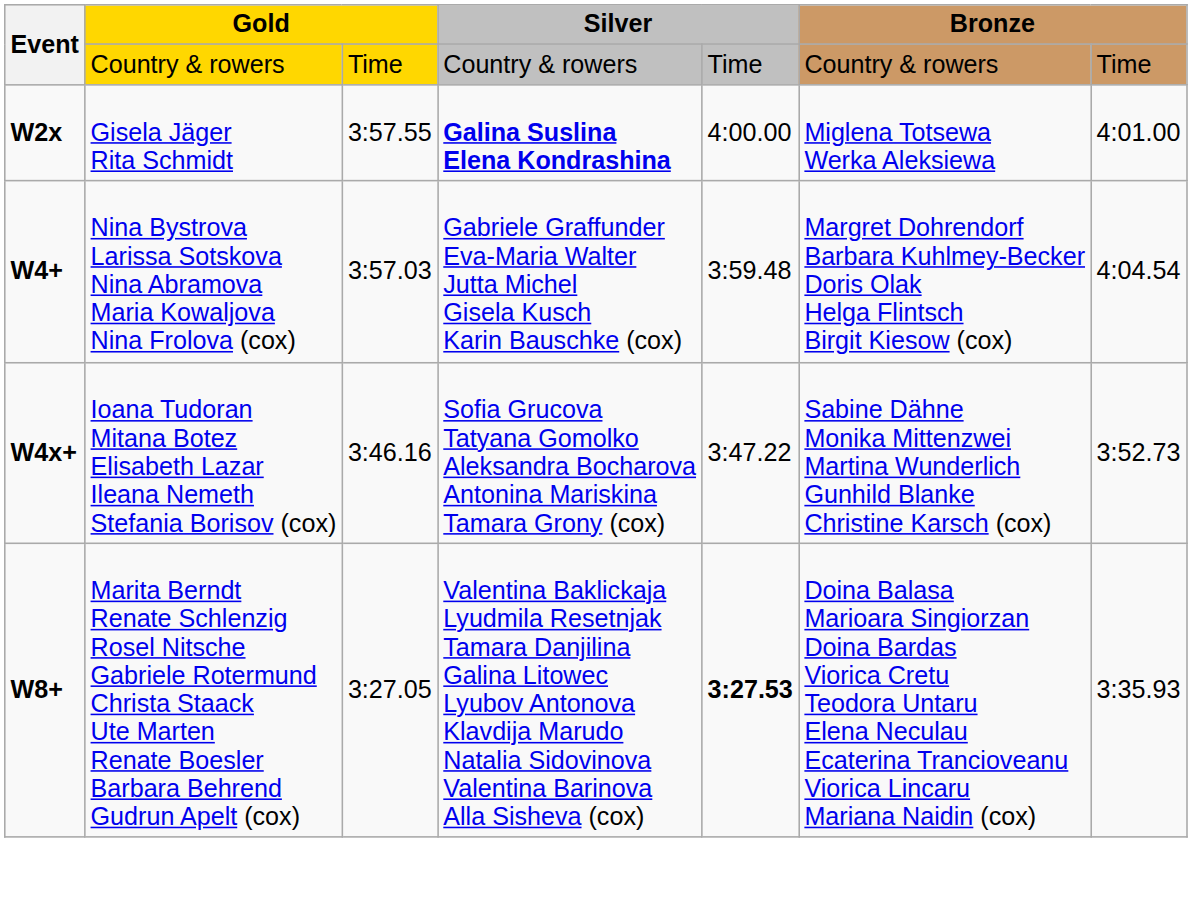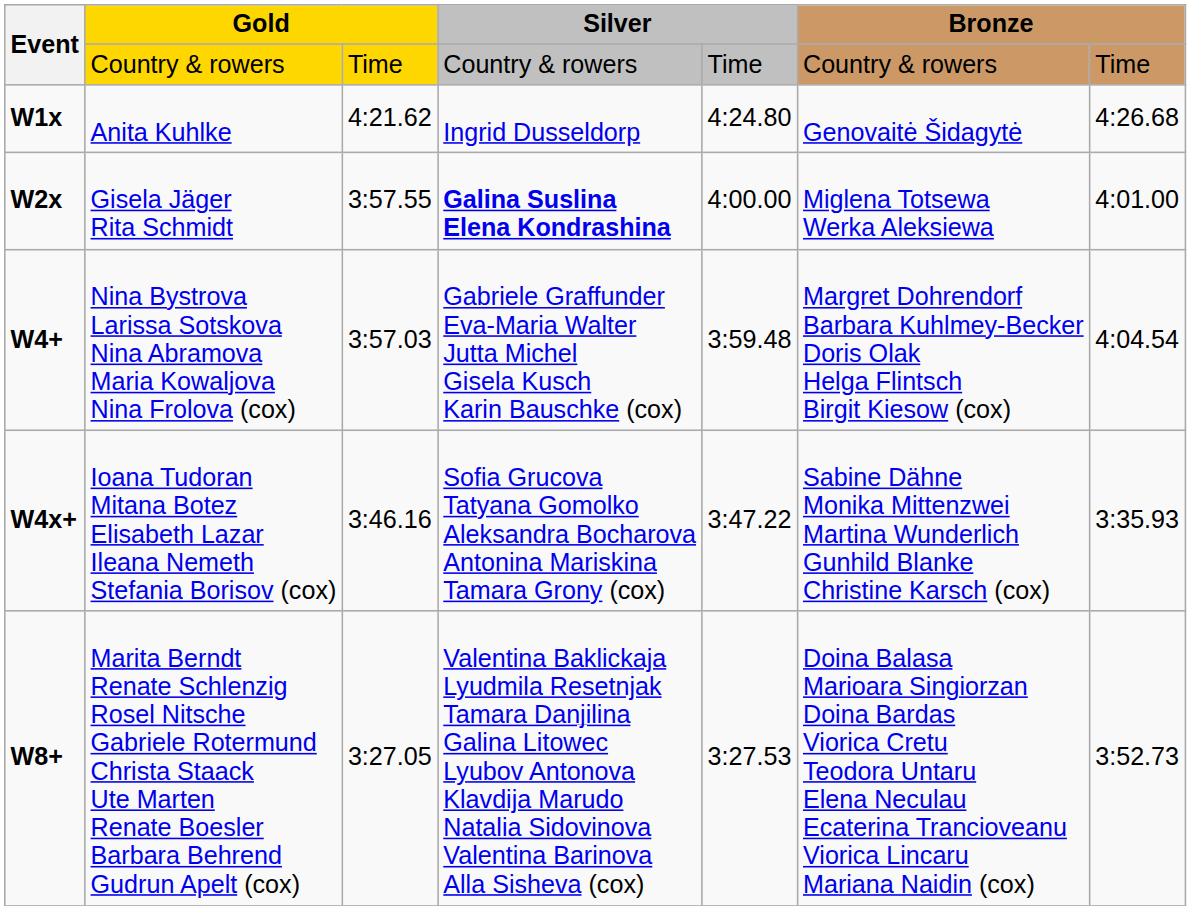+ row: (36, 118)
(1139, 452) 3:52.73 -> (1137, 520) 3:35.93
(750, 689) bold -> (750, 758) normal
(1139, 689) 3:35.93 -> (1137, 758) 3:52.73
